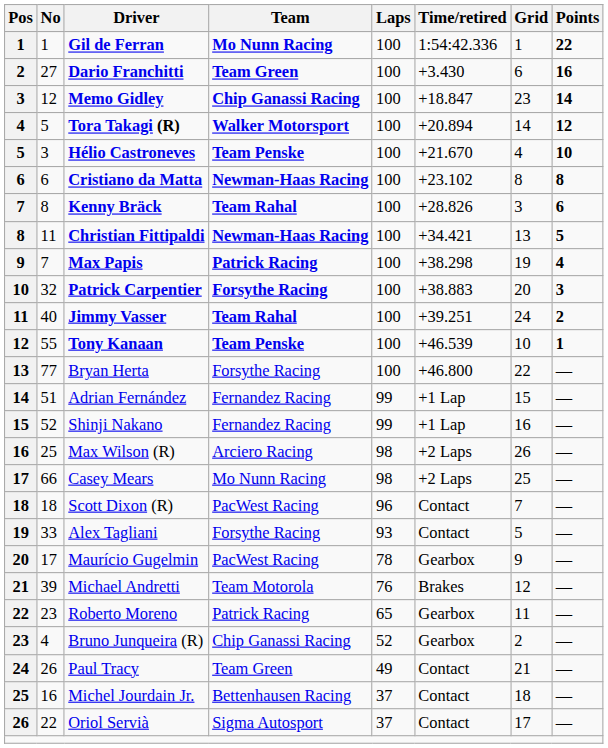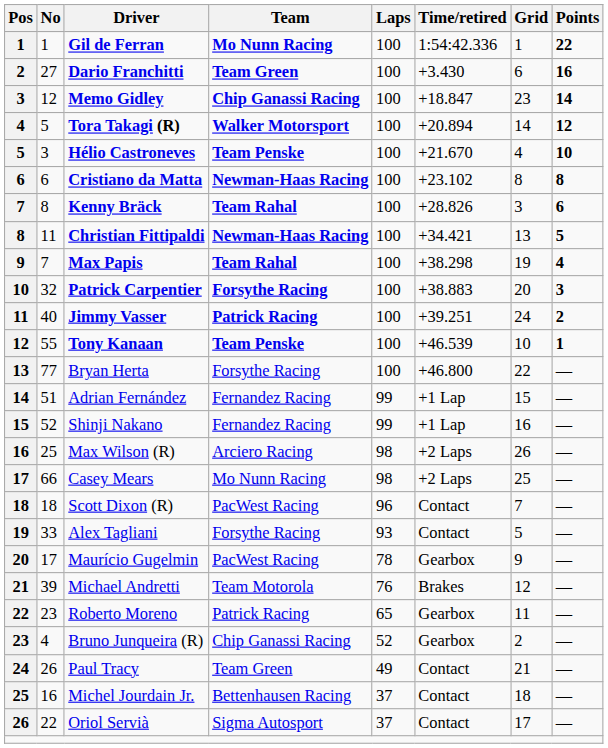(265, 261) Patrick Racing -> (254, 261) Team Rahal
(254, 315) Team Rahal -> (265, 315) Patrick Racing
